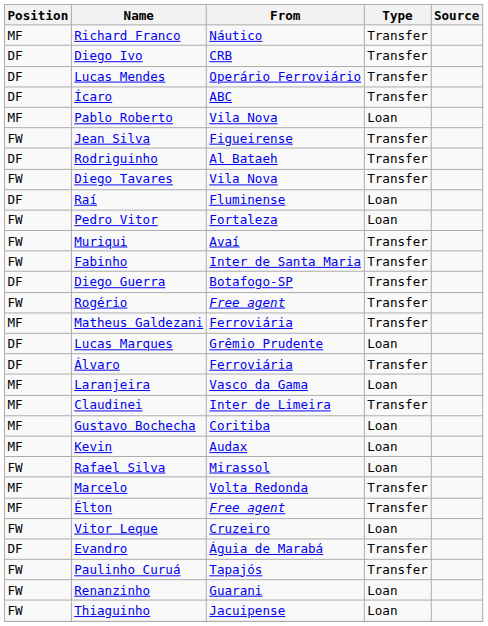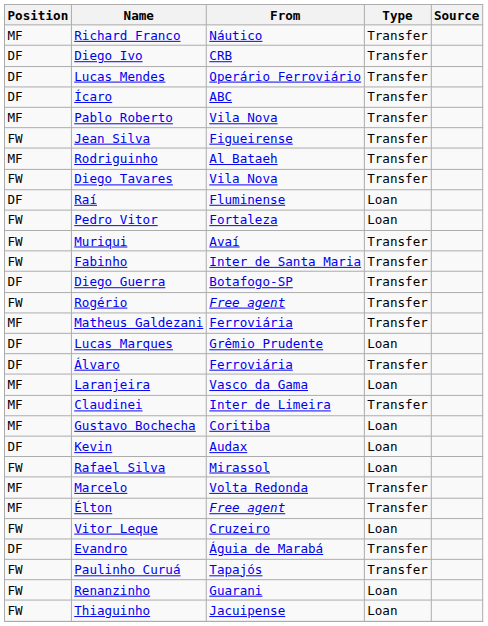(382, 118) Loan -> (398, 118) Transfer
(15, 159) DF -> (15, 159) MF
(15, 446) MF -> (15, 446) DF
